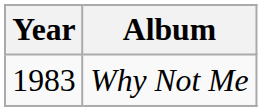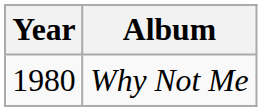(44, 79) 1983 -> (44, 79) 1980
